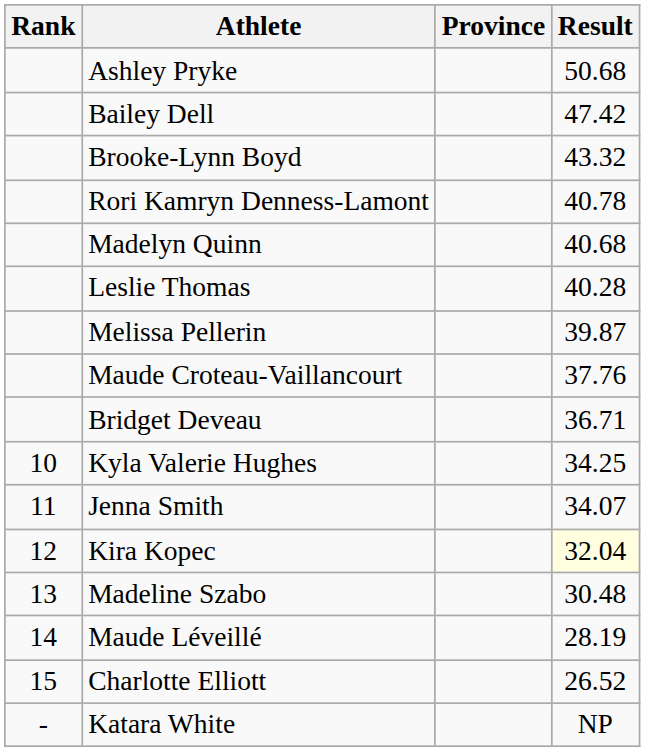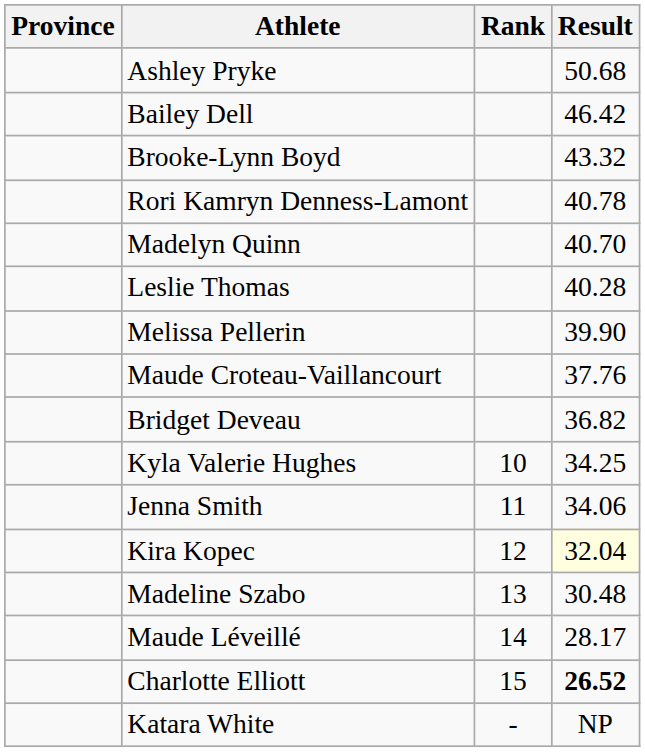columns swapped: (43, 26) <-> (493, 26)
(595, 113) 47.42 -> (595, 113) 46.42
(595, 244) 40.68 -> (595, 244) 40.70
(595, 331) 39.87 -> (595, 331) 39.90
(595, 419) 36.71 -> (595, 419) 36.82
(595, 506) 34.07 -> (595, 506) 34.06
(595, 637) 28.19 -> (595, 637) 28.17
(595, 680) normal -> (595, 680) bold
